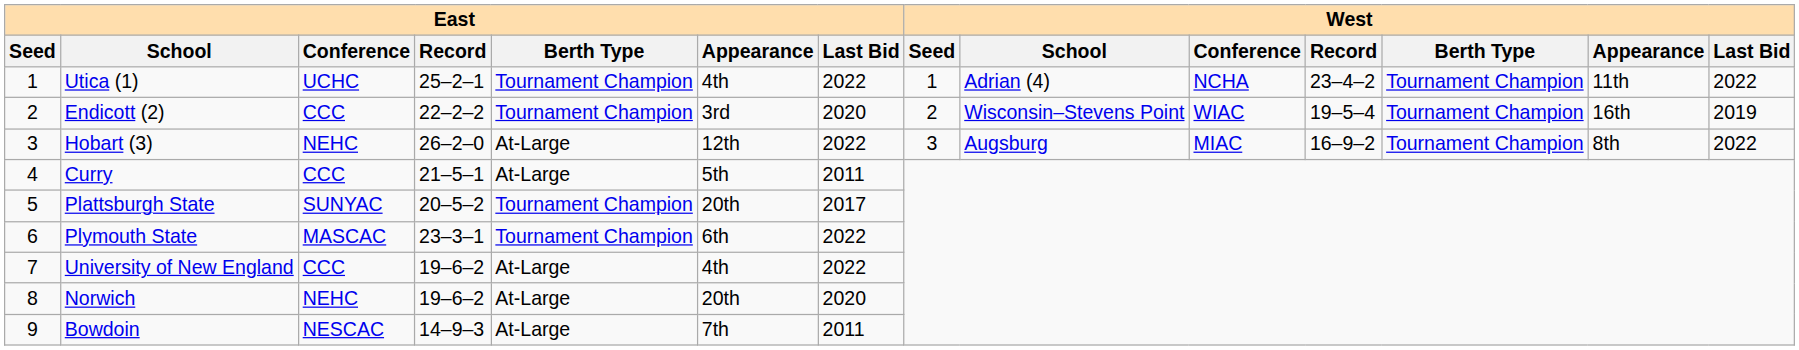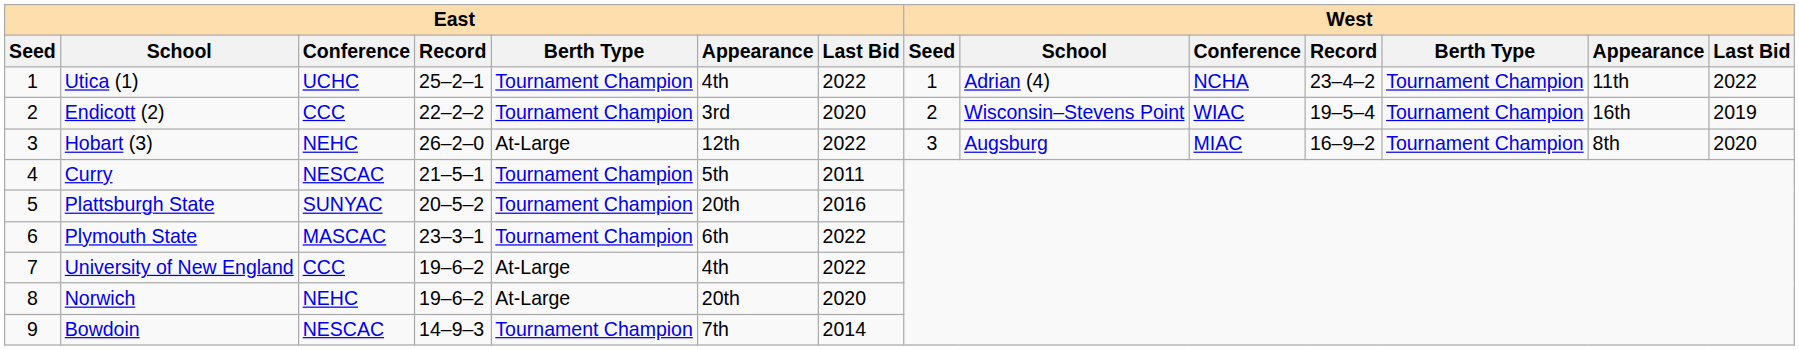(1735, 143) 2022 -> (1735, 143) 2020
(324, 174) CCC -> (343, 174) NESCAC
(533, 174) At-Large -> (594, 174) Tournament Champion
(844, 205) 2017 -> (844, 205) 2016
(533, 329) At-Large -> (594, 329) Tournament Champion
(844, 329) 2011 -> (844, 329) 2014
